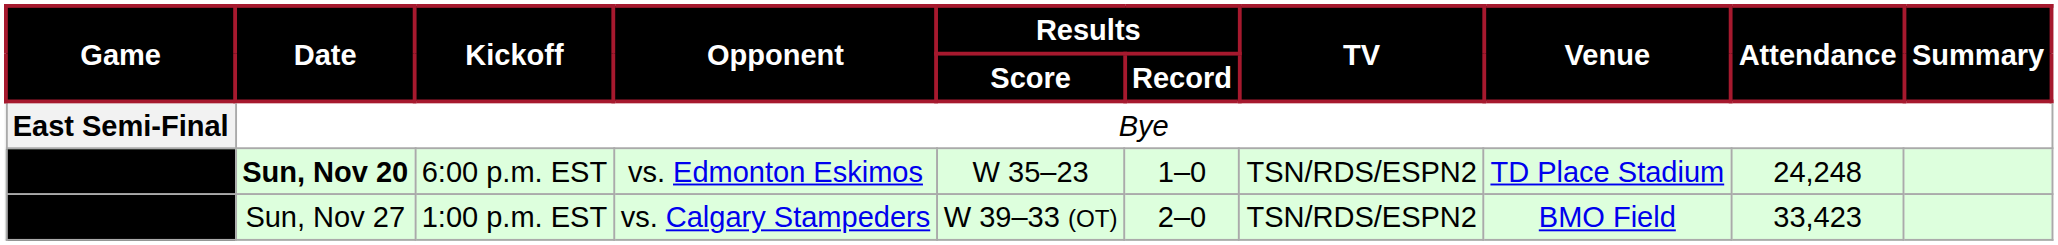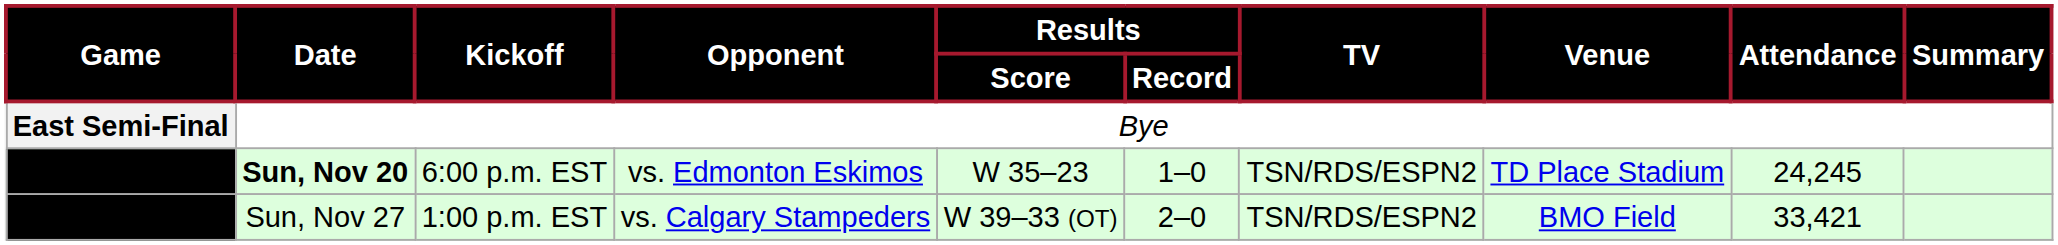(1818, 172) 24,248 -> (1818, 172) 24,245
(1818, 218) 33,423 -> (1818, 218) 33,421
